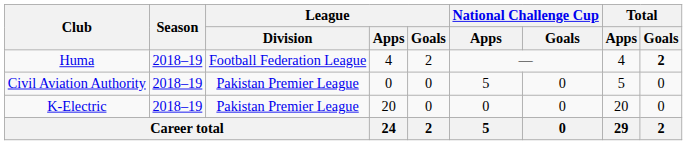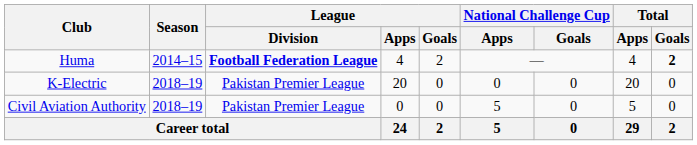(177, 60) 2018–19 -> (177, 60) 2014–15
(288, 60) normal -> (293, 60) bold
rows swapped: (77, 83) <-> (77, 106)
